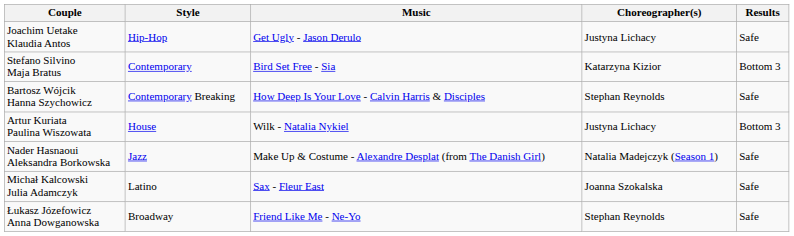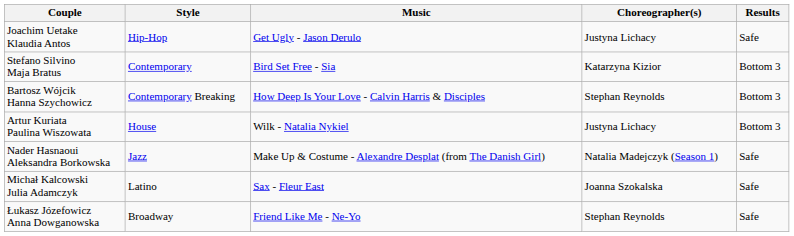(749, 96) Safe -> (760, 96) Bottom 3
